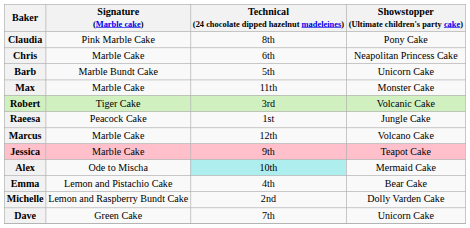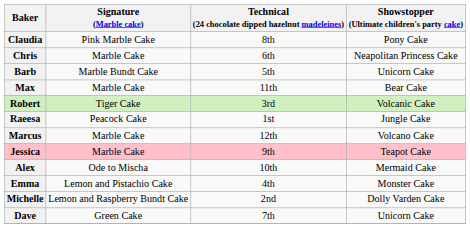(406, 87) Monster Cake -> (406, 87) Bear Cake
(268, 167) paleturquoise background -> (268, 167) no background
(406, 183) Bear Cake -> (406, 183) Monster Cake
